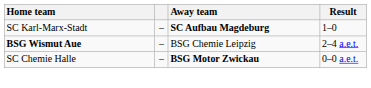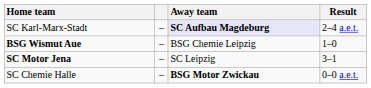(220, 28) no background -> (220, 28) lavender background
(329, 28) 1–0 -> (340, 28) 2–4 a.e.t.
(340, 43) 2–4 a.e.t. -> (329, 43) 1–0
+ row: (39, 59)
